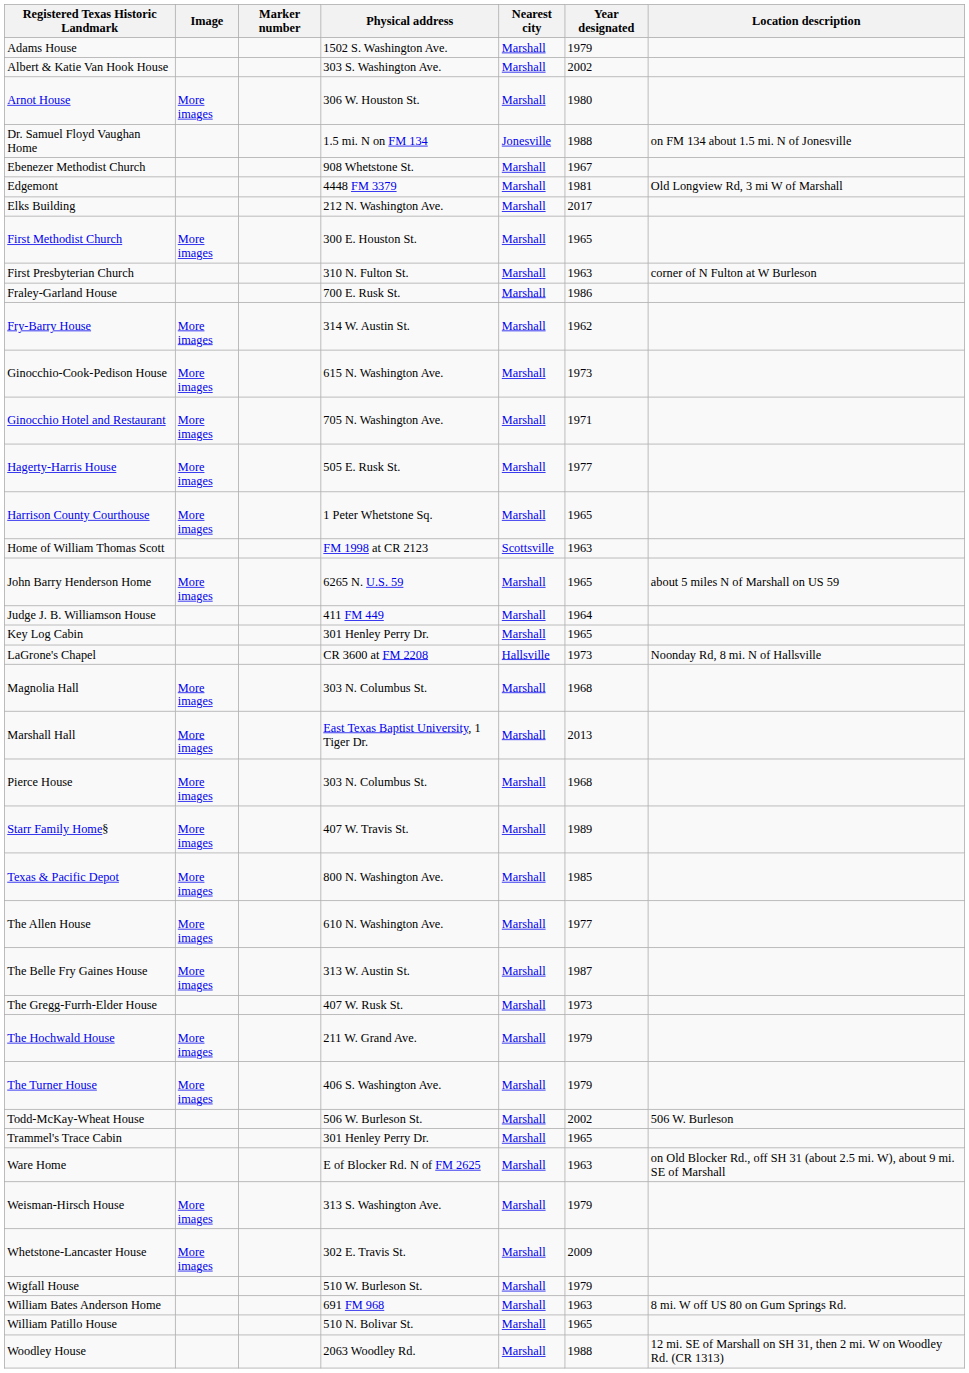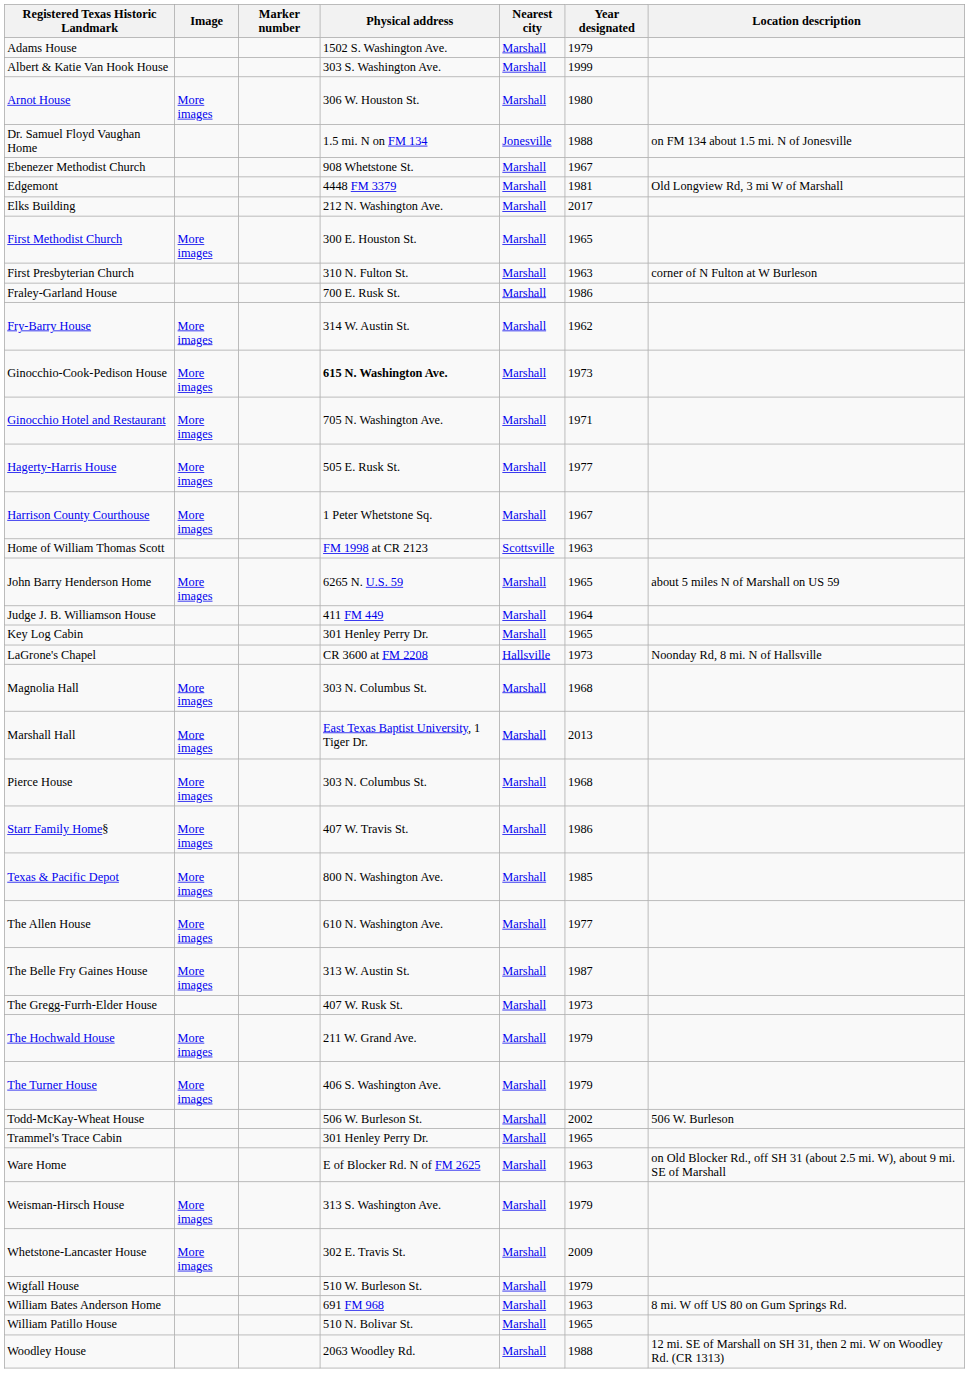(580, 67) 2002 -> (580, 67) 1999
(383, 373) normal -> (385, 373) bold
(580, 515) 1965 -> (580, 515) 1967
(580, 829) 1989 -> (580, 829) 1986
